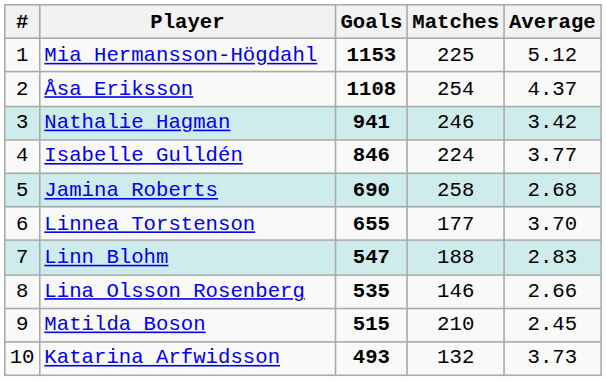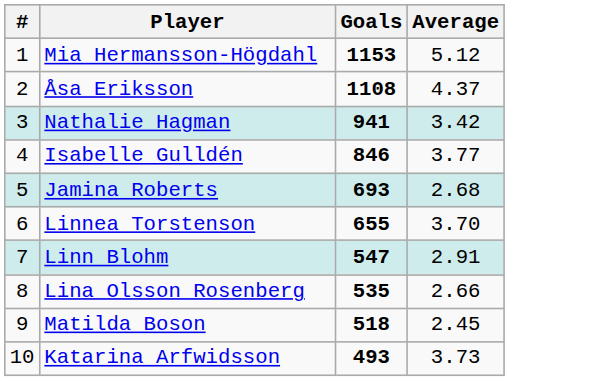- column: (456, 22)
(371, 190) 690 -> (371, 190) 693
(552, 257) 2.83 -> (456, 257) 2.91
(371, 325) 515 -> (371, 325) 518
